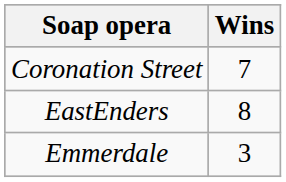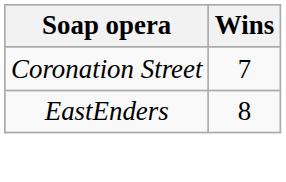- row: (107, 153)
